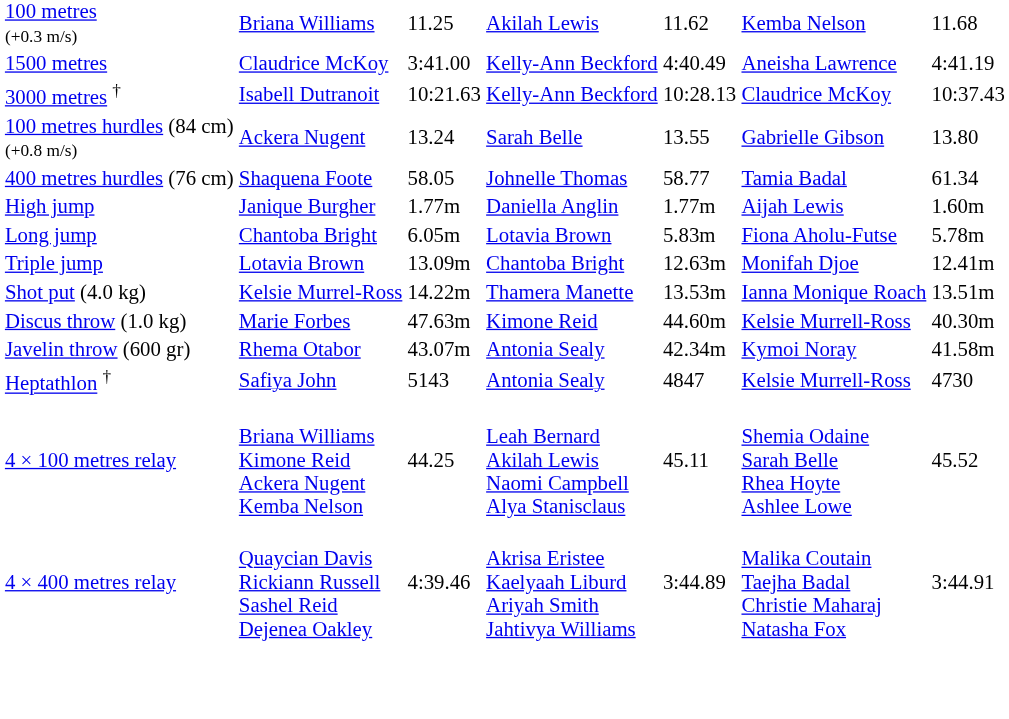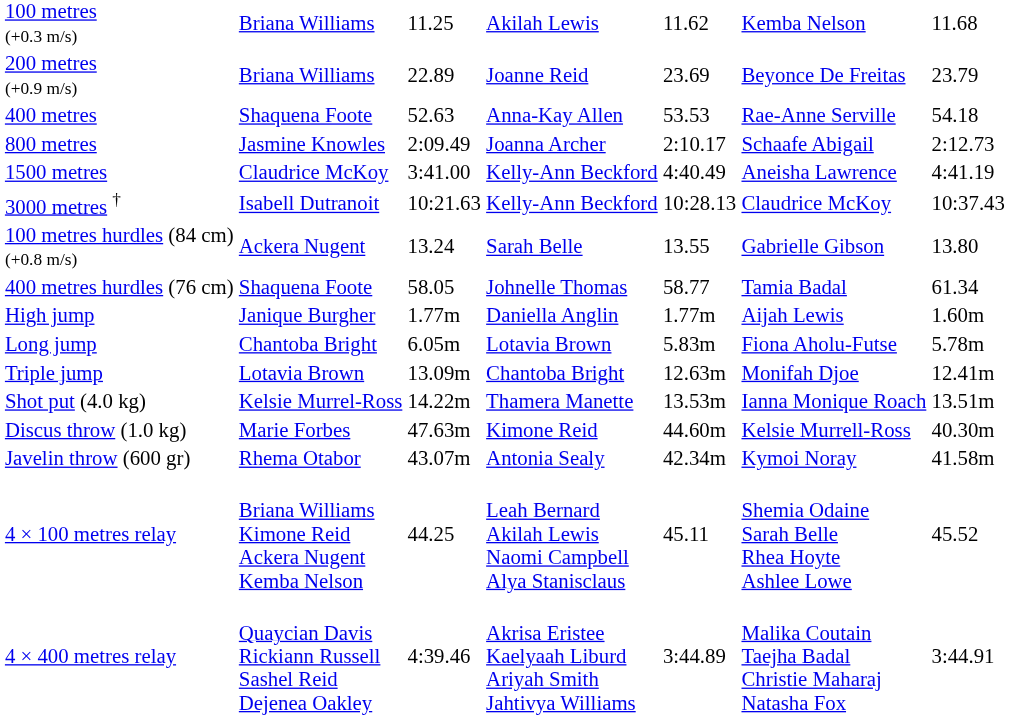+ row: (51, 75)
+ row: (51, 115)
+ row: (51, 144)
- row: (58, 381)
